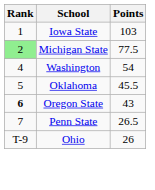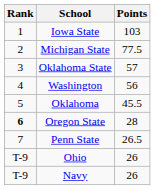(20, 49) lightgreen background -> (20, 49) no background
+ row: (75, 67)
(128, 67) 54 -> (132, 85) 56
(128, 103) 43 -> (132, 121) 28
+ row: (75, 175)
